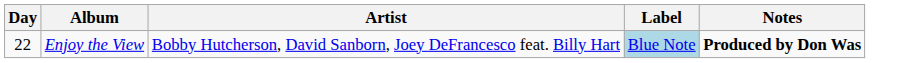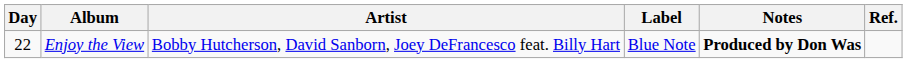+ column: (883, 17)
(662, 44) lightblue background -> (662, 44) no background
